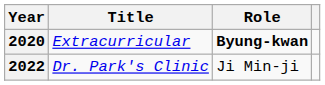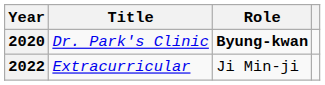(121, 42) Extracurricular -> (131, 42) Dr. Park's Clinic
(131, 67) Dr. Park's Clinic -> (121, 67) Extracurricular
